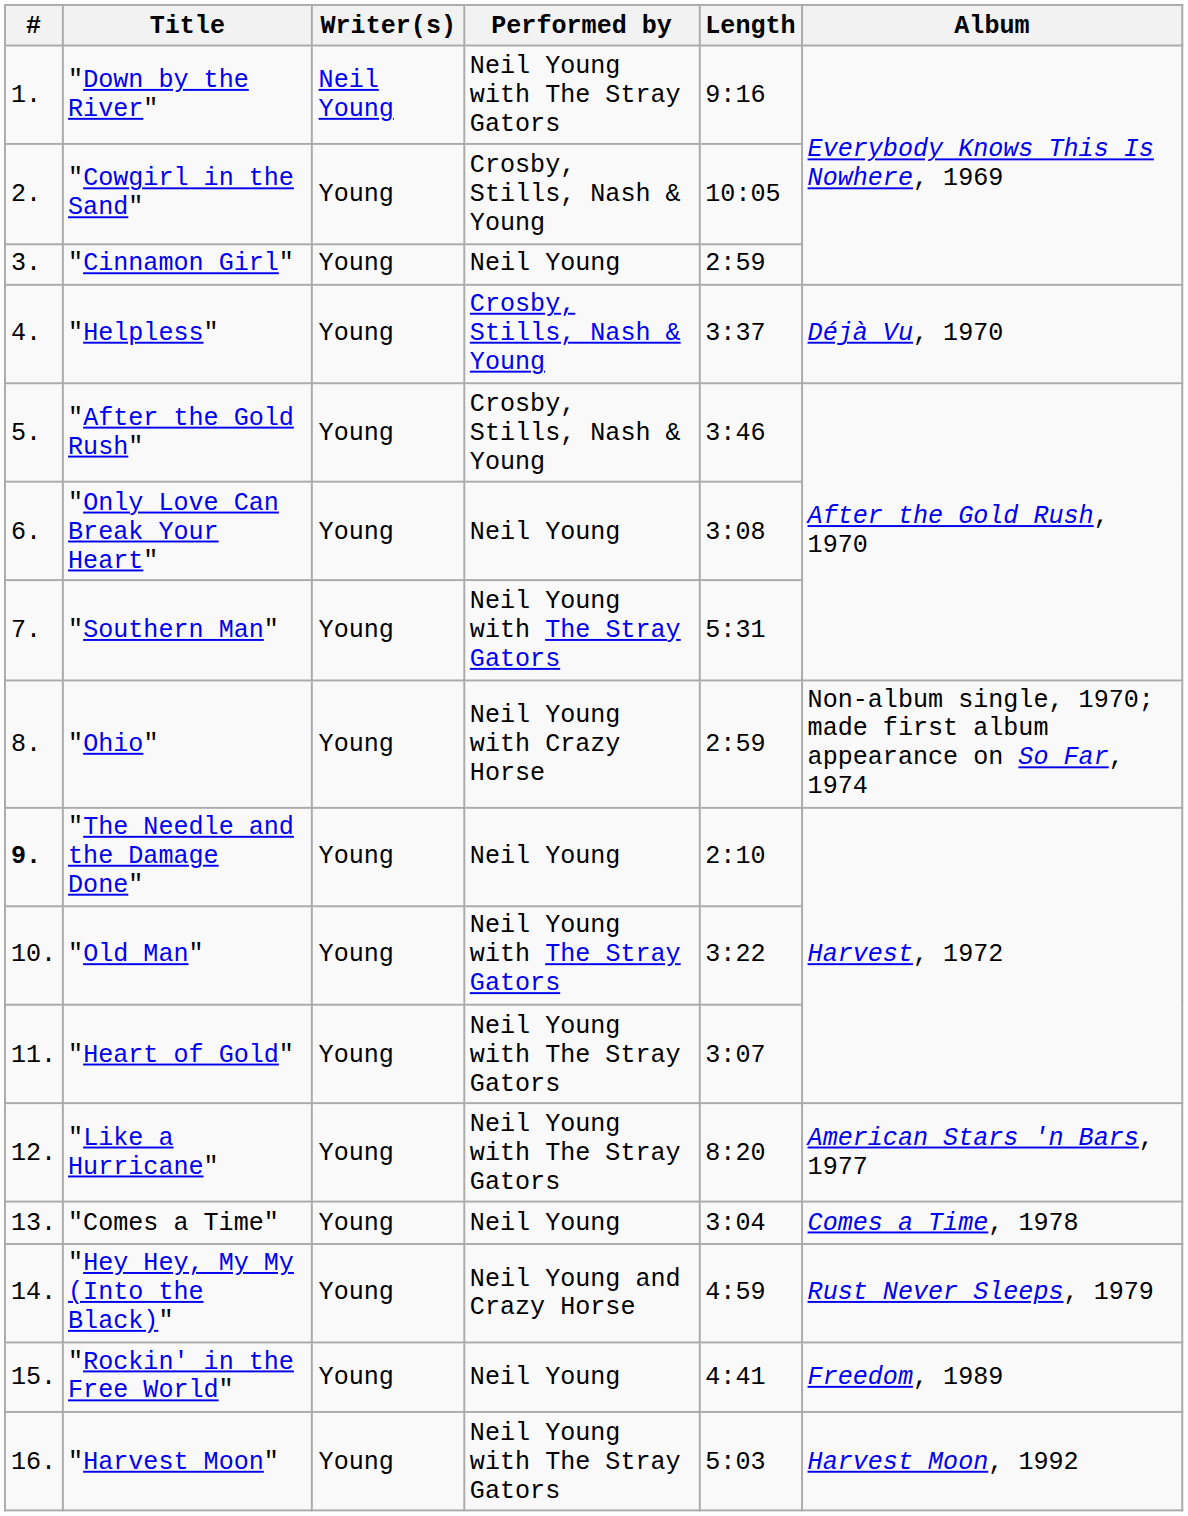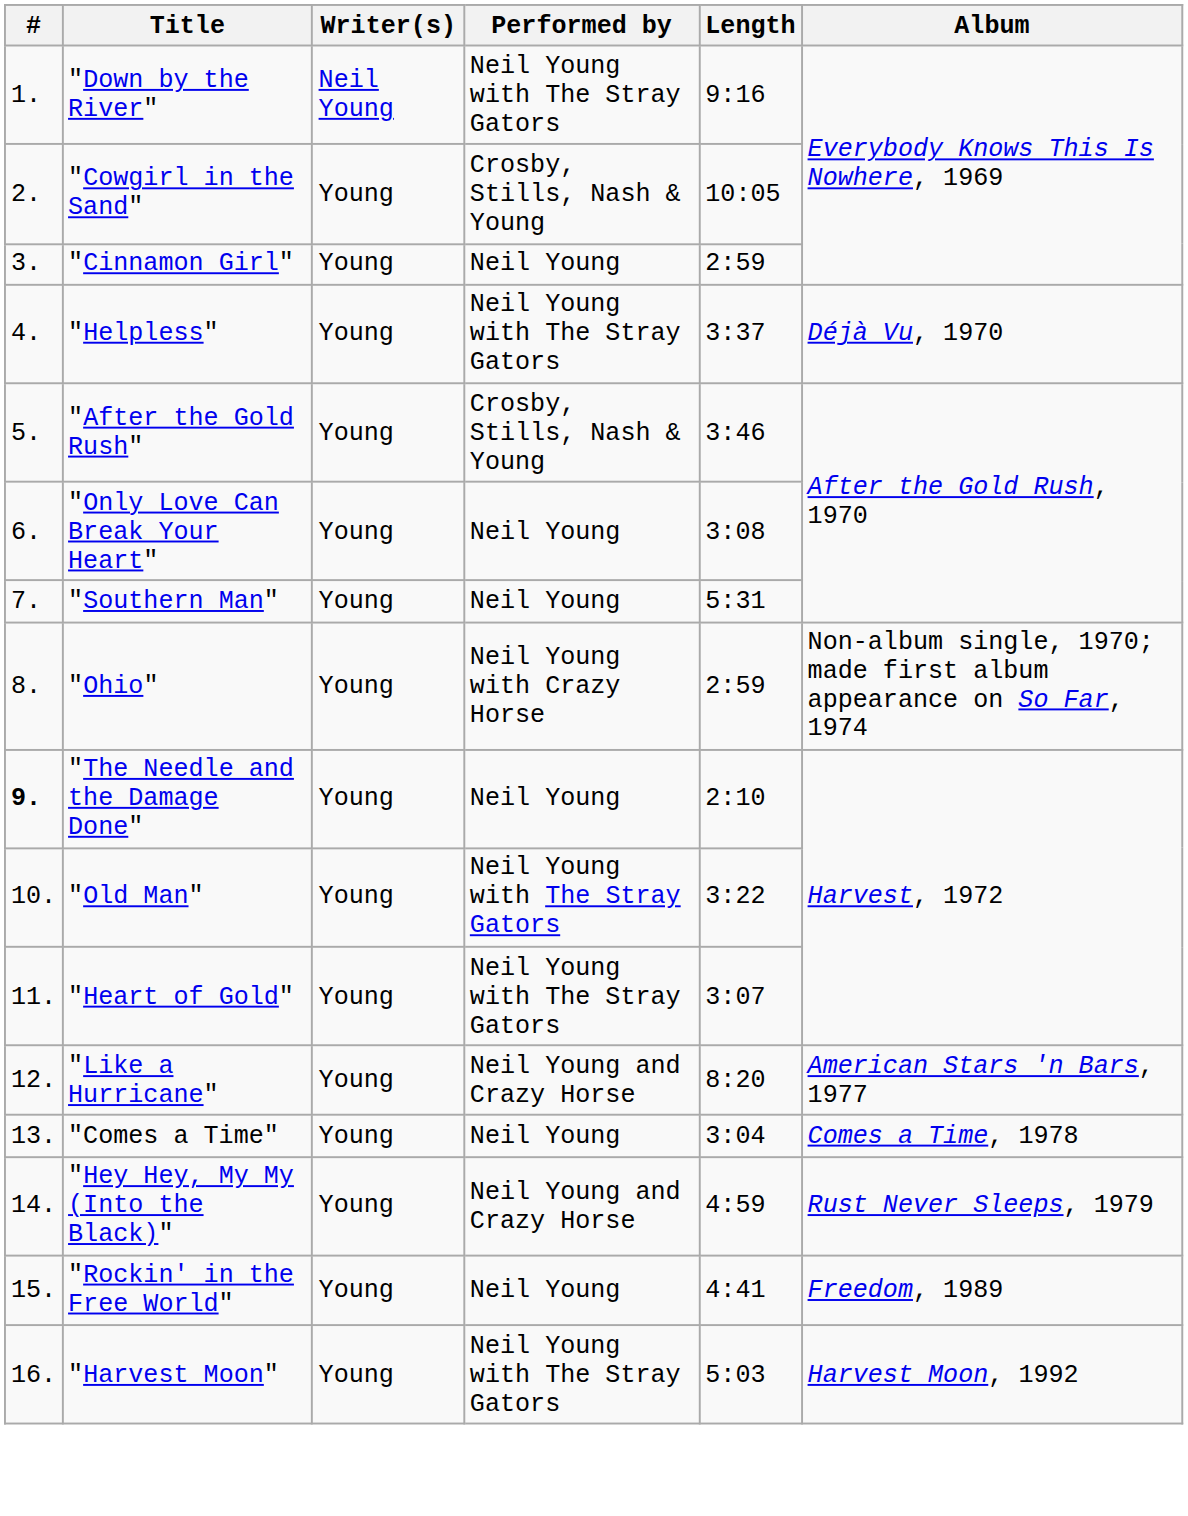(575, 334) Crosby, Stills, Nash & Young -> (575, 334) Neil Young with The Stray Gators
(575, 630) Neil Young with The Stray Gators -> (545, 601) Neil Young
(575, 1153) Neil Young with The Stray Gators -> (575, 1081) Neil Young and Crazy Horse
